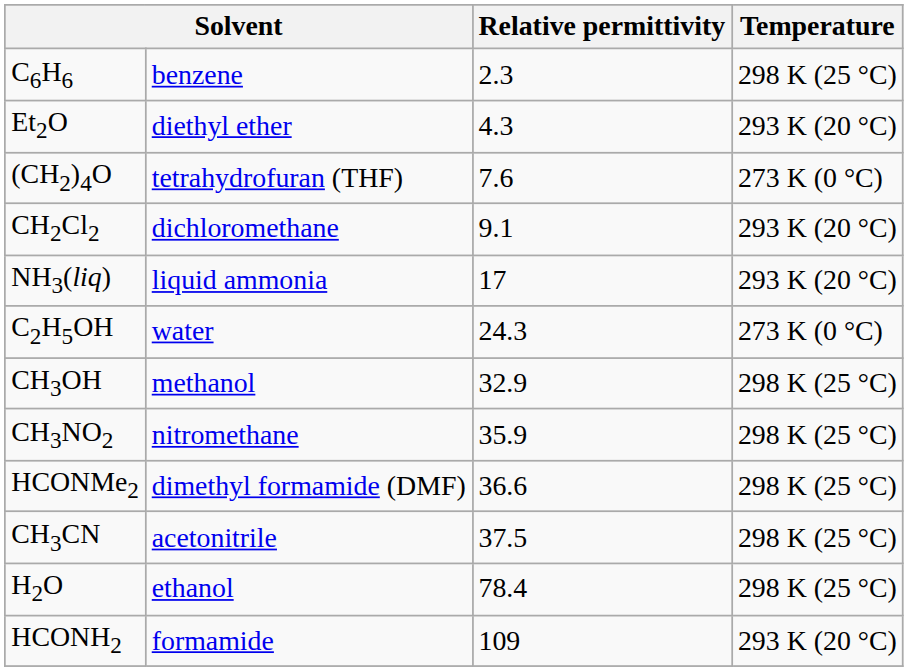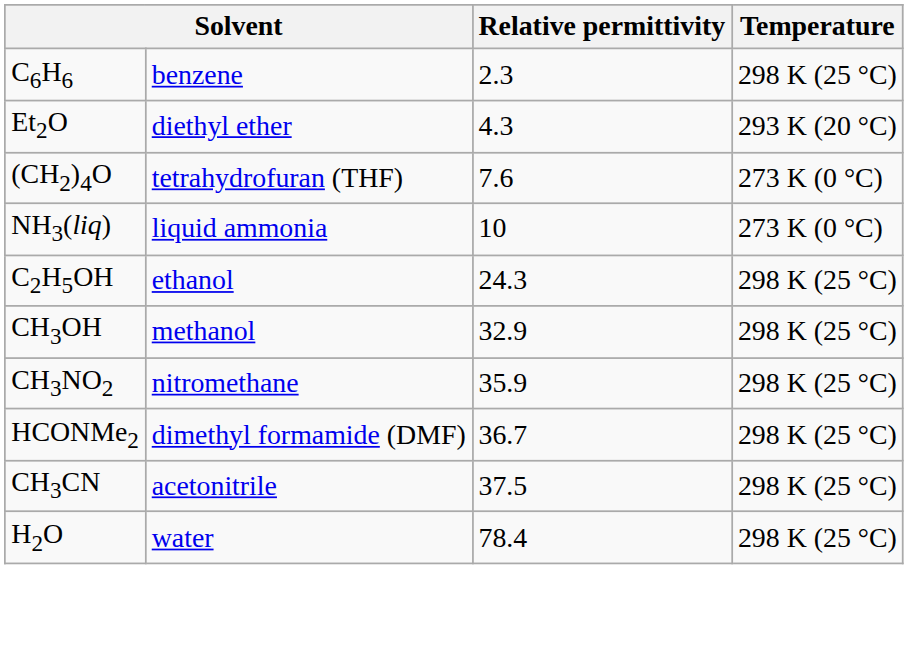- row: (55, 228)
(492, 280) 17 -> (492, 228) 10
(817, 280) 293 K (20 °C) -> (810, 228) 273 K (0 °C)
(183, 331) water -> (193, 280) ethanol
(810, 331) 273 K (0 °C) -> (817, 280) 298 K (25 °C)
(503, 485) 36.6 -> (503, 434) 36.7
(193, 588) ethanol -> (183, 537) water
- row: (67, 640)
